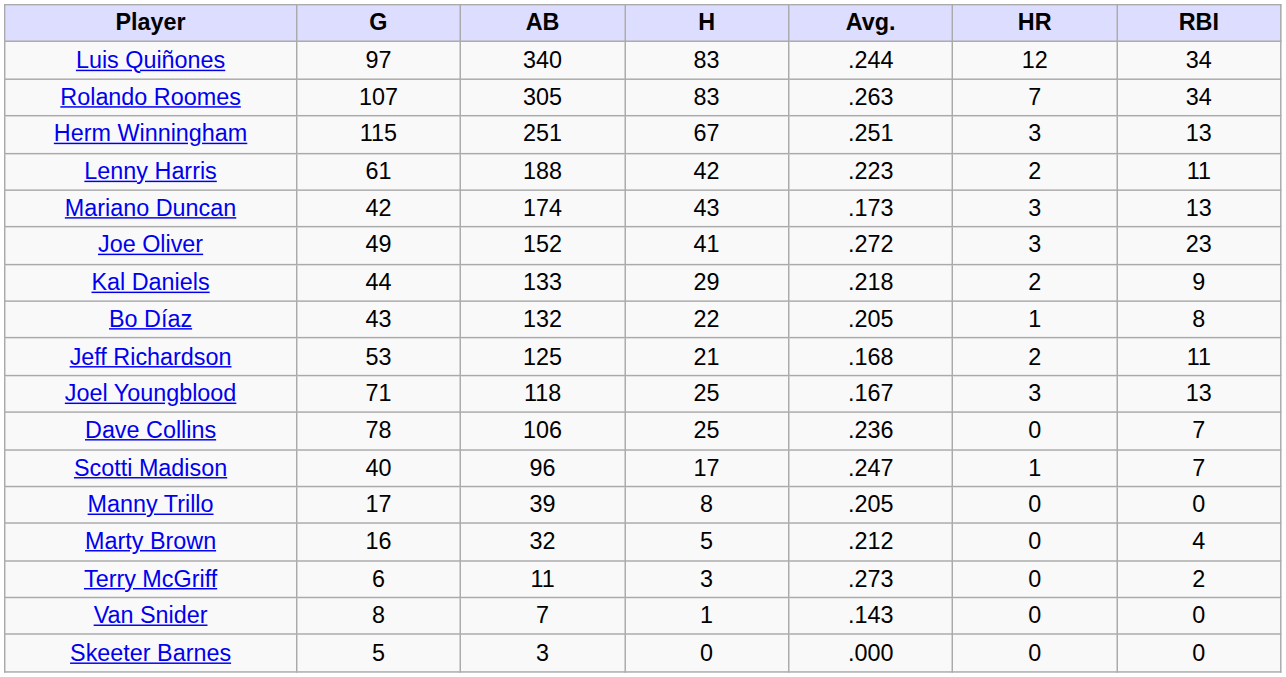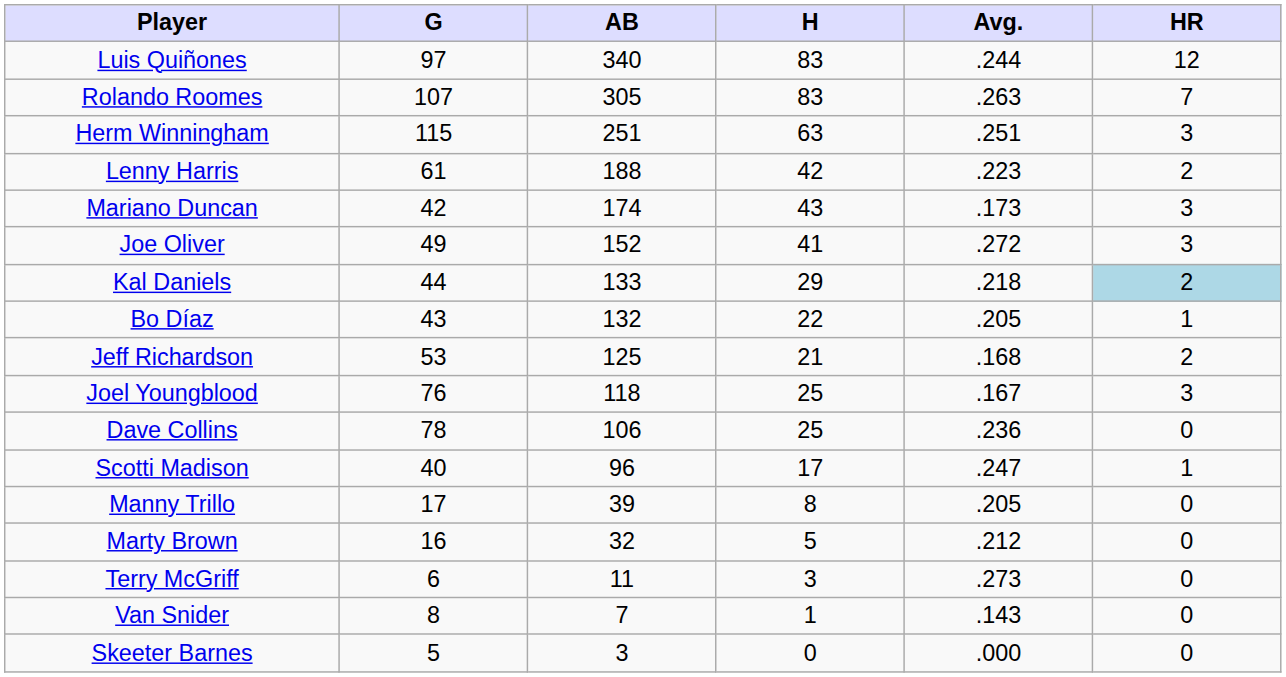- column: (1199, 23)
(707, 134) 67 -> (810, 134) 63
(1035, 282) no background -> (1187, 282) lightblue background
(378, 393) 71 -> (434, 393) 76
